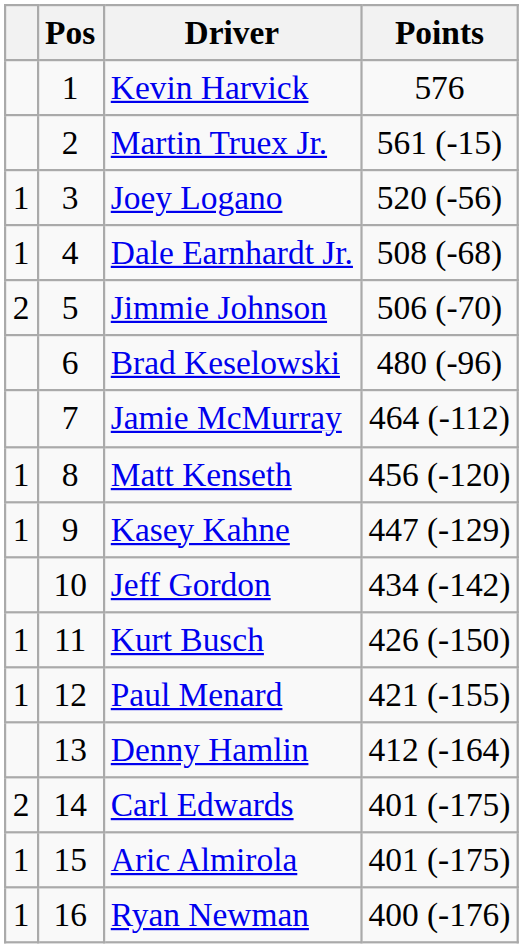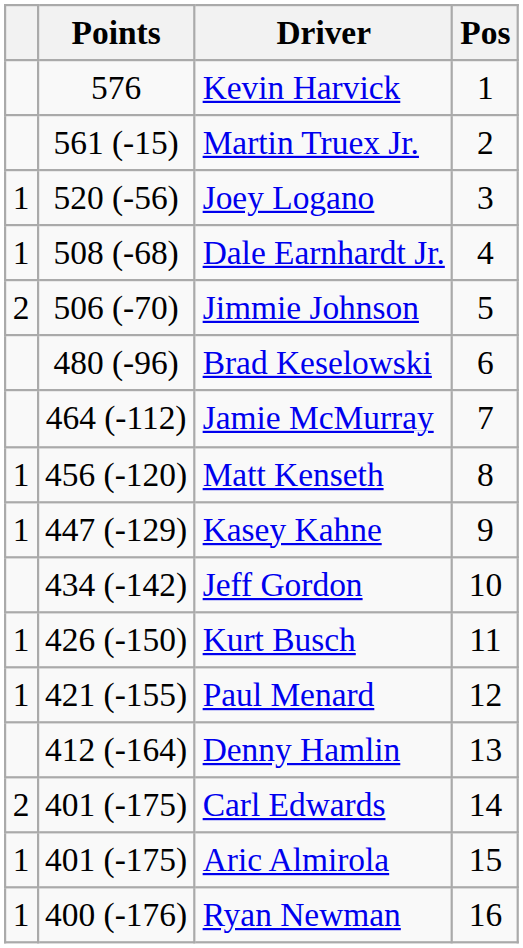columns swapped: (70, 32) <-> (439, 32)
